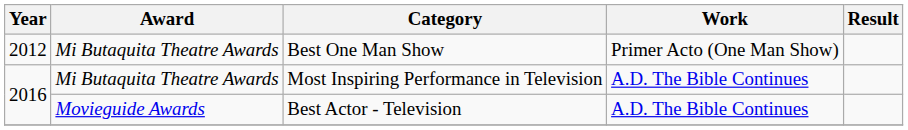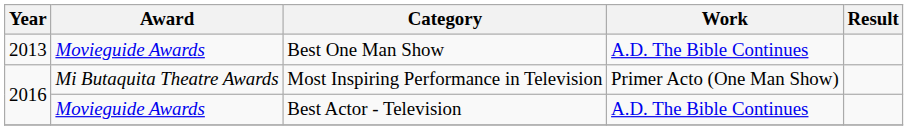(28, 49) 2012 -> (28, 49) 2013
(167, 49) Mi Butaquita Theatre Awards -> (130, 49) Movieguide Awards
(725, 49) Primer Acto (One Man Show) -> (710, 49) A.D. The Bible Continues
(710, 79) A.D. The Bible Continues -> (725, 79) Primer Acto (One Man Show)
